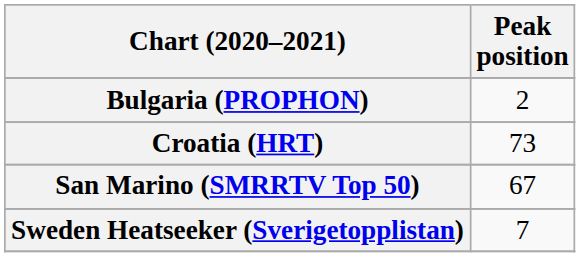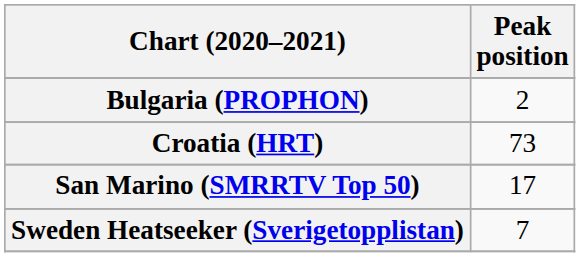(523, 186) 67 -> (523, 186) 17
